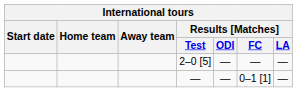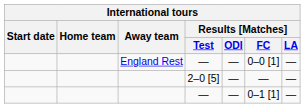+ row: (152, 62)
